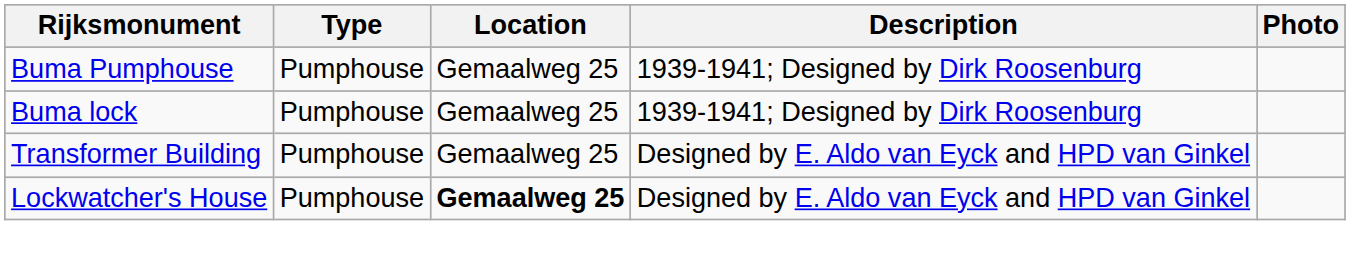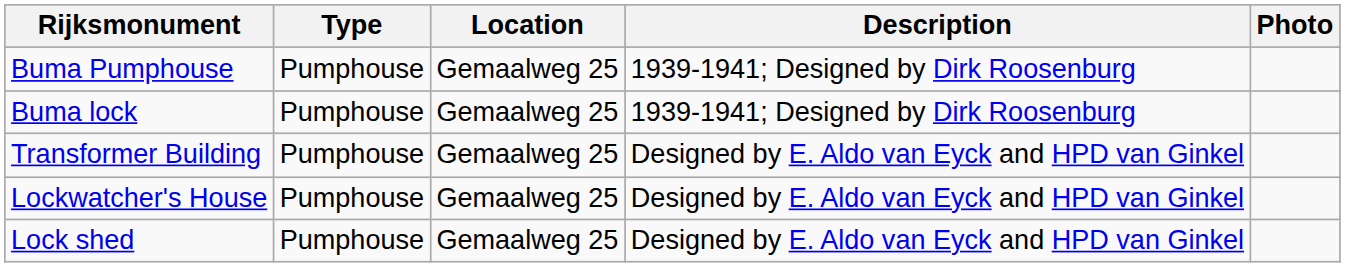(530, 197) bold -> (527, 197) normal
+ row: (73, 240)
